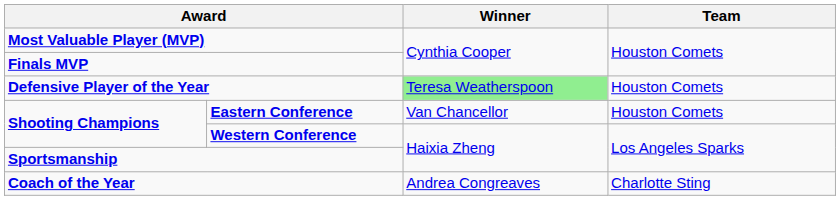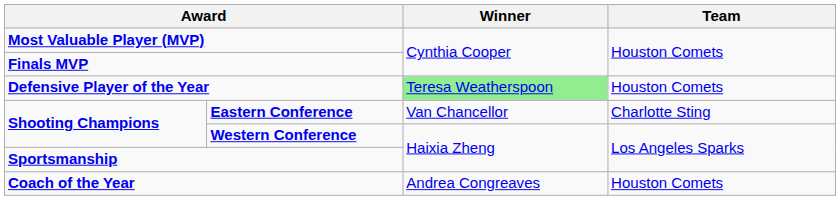(667, 111) Houston Comets -> (661, 111) Charlotte Sting
(661, 183) Charlotte Sting -> (667, 183) Houston Comets
